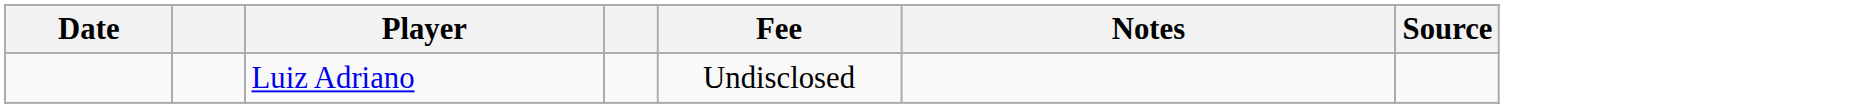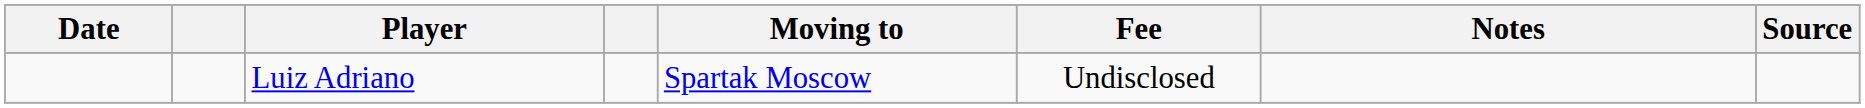+ column: (837, 28)
